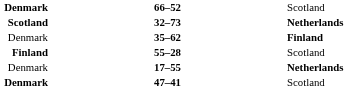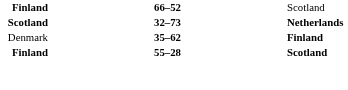(26, 7) Denmark -> (30, 7) Finland
(306, 52) normal -> (307, 52) bold
- row: (167, 67)
- row: (167, 82)
